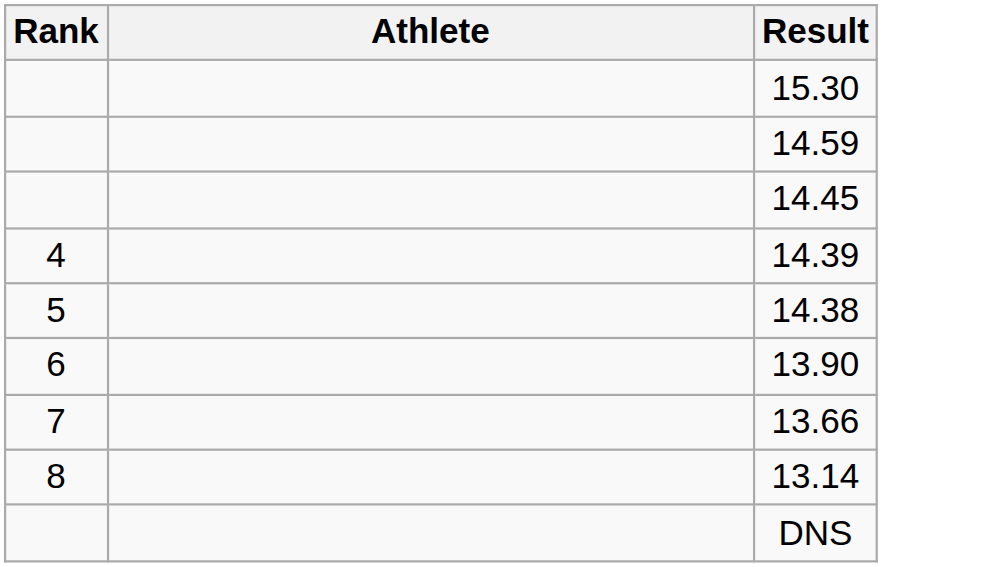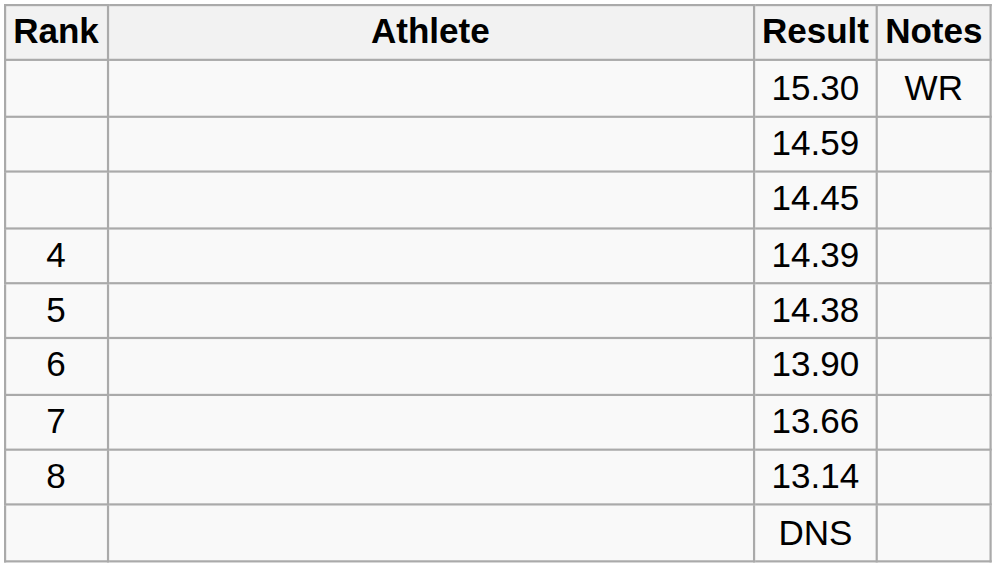+ column: (934, 32)
